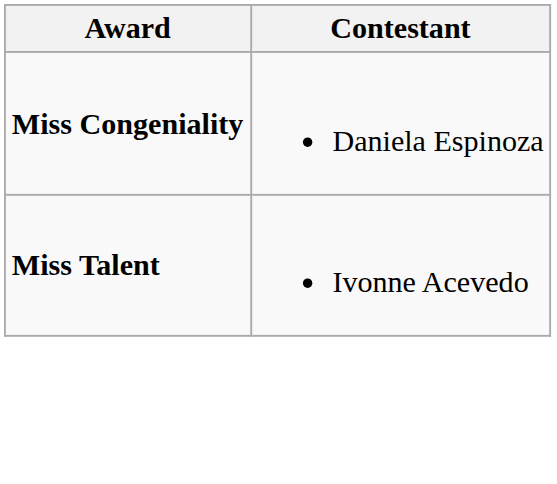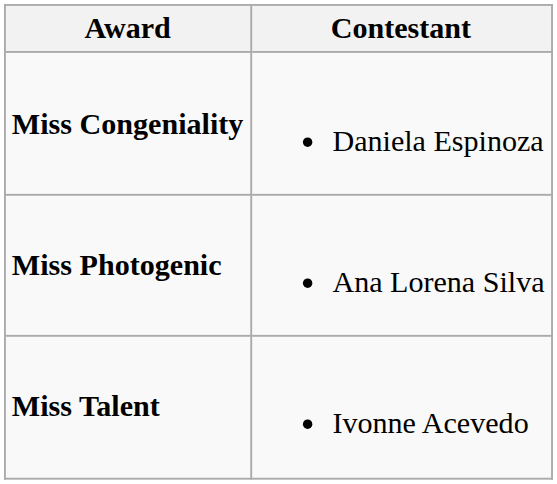+ row: (117, 264)
